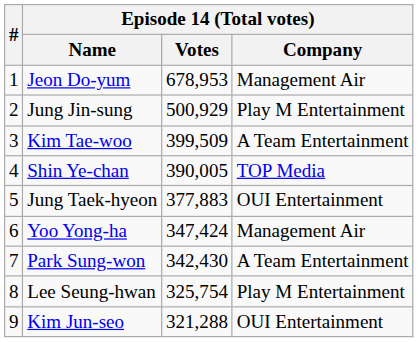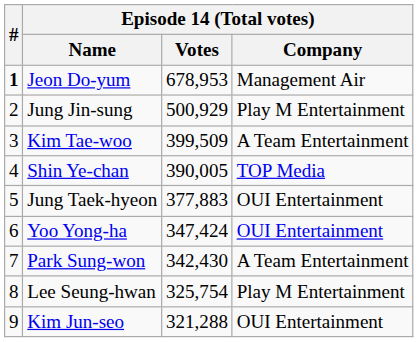(14, 79) normal -> (14, 79) bold
(301, 230) Management Air -> (310, 230) OUI Entertainment
